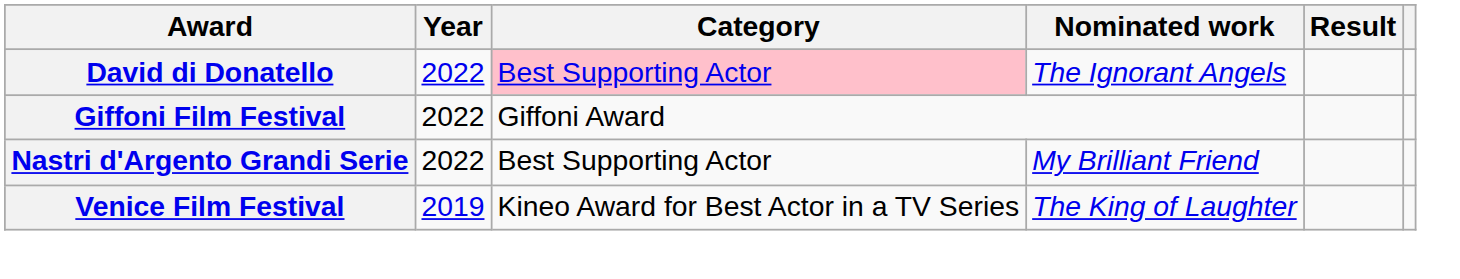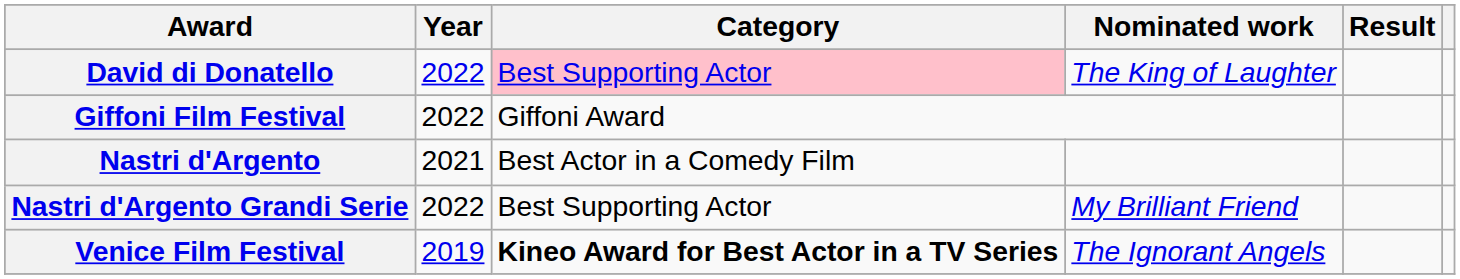(1159, 71) The Ignorant Angels -> (1204, 71) The King of Laughter
+ row: (210, 161)
(758, 206) normal -> (778, 251) bold
(1164, 206) The King of Laughter -> (1198, 251) The Ignorant Angels
